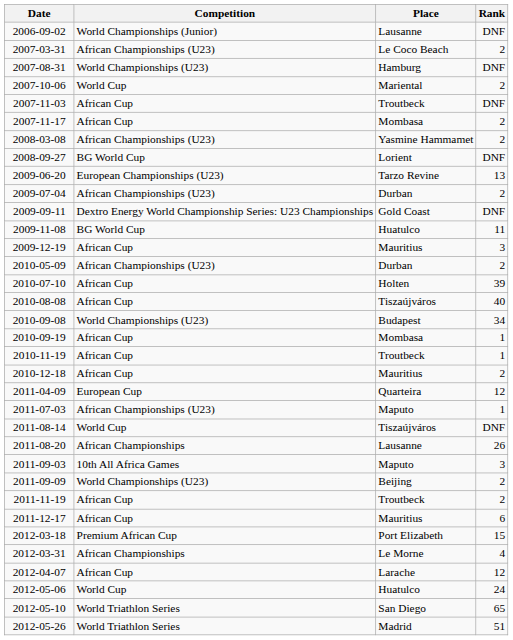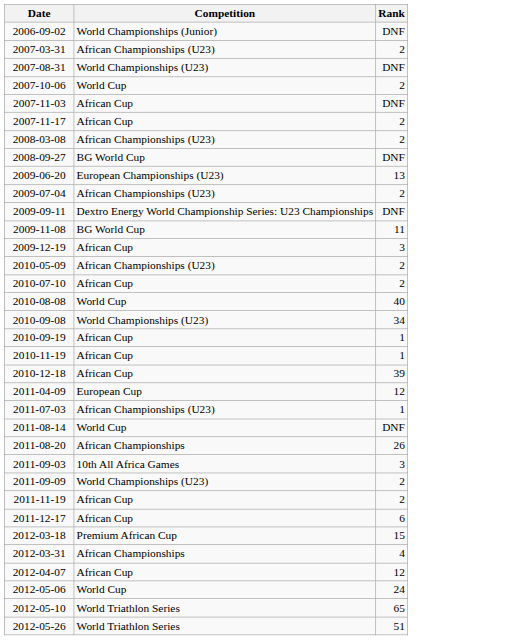- column: (426, 13)
(500, 283) 39 -> (402, 283) 2
(105, 301) African Cup -> (102, 301) World Cup
(502, 373) 2 -> (399, 373) 39
